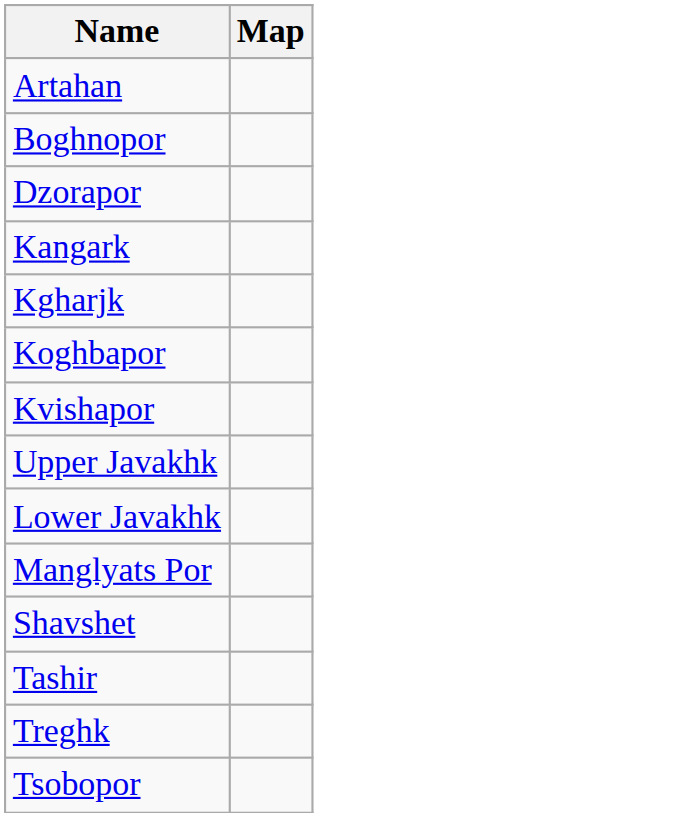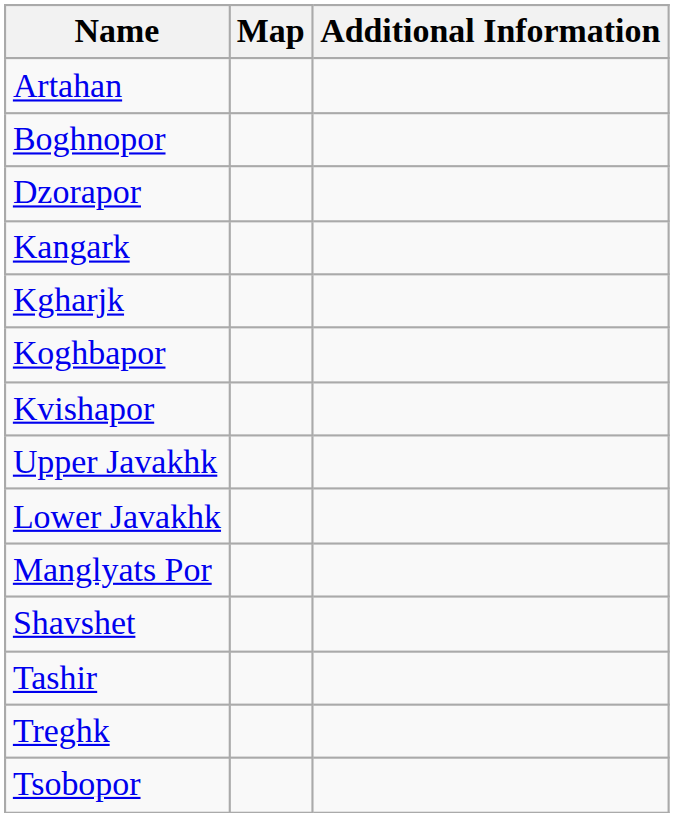+ column: (490, 31)
